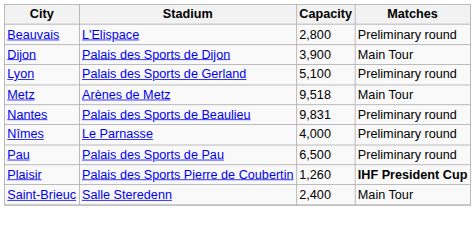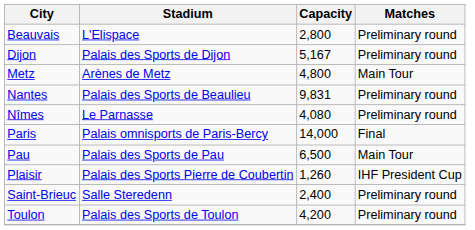(315, 54) 3,900 -> (315, 54) 5,167
(385, 54) Main Tour -> (407, 54) Preliminary round
- row: (21, 74)
(315, 94) 9,518 -> (315, 74) 4,800
(315, 134) 4,000 -> (315, 114) 4,080
+ row: (22, 134)
(407, 154) Preliminary round -> (385, 154) Main Tour
(413, 174) bold -> (410, 174) normal
(385, 194) Main Tour -> (407, 194) Preliminary round
+ row: (26, 214)
